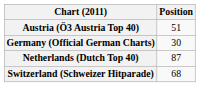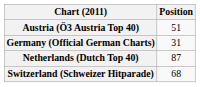(176, 43) 30 -> (176, 43) 31
